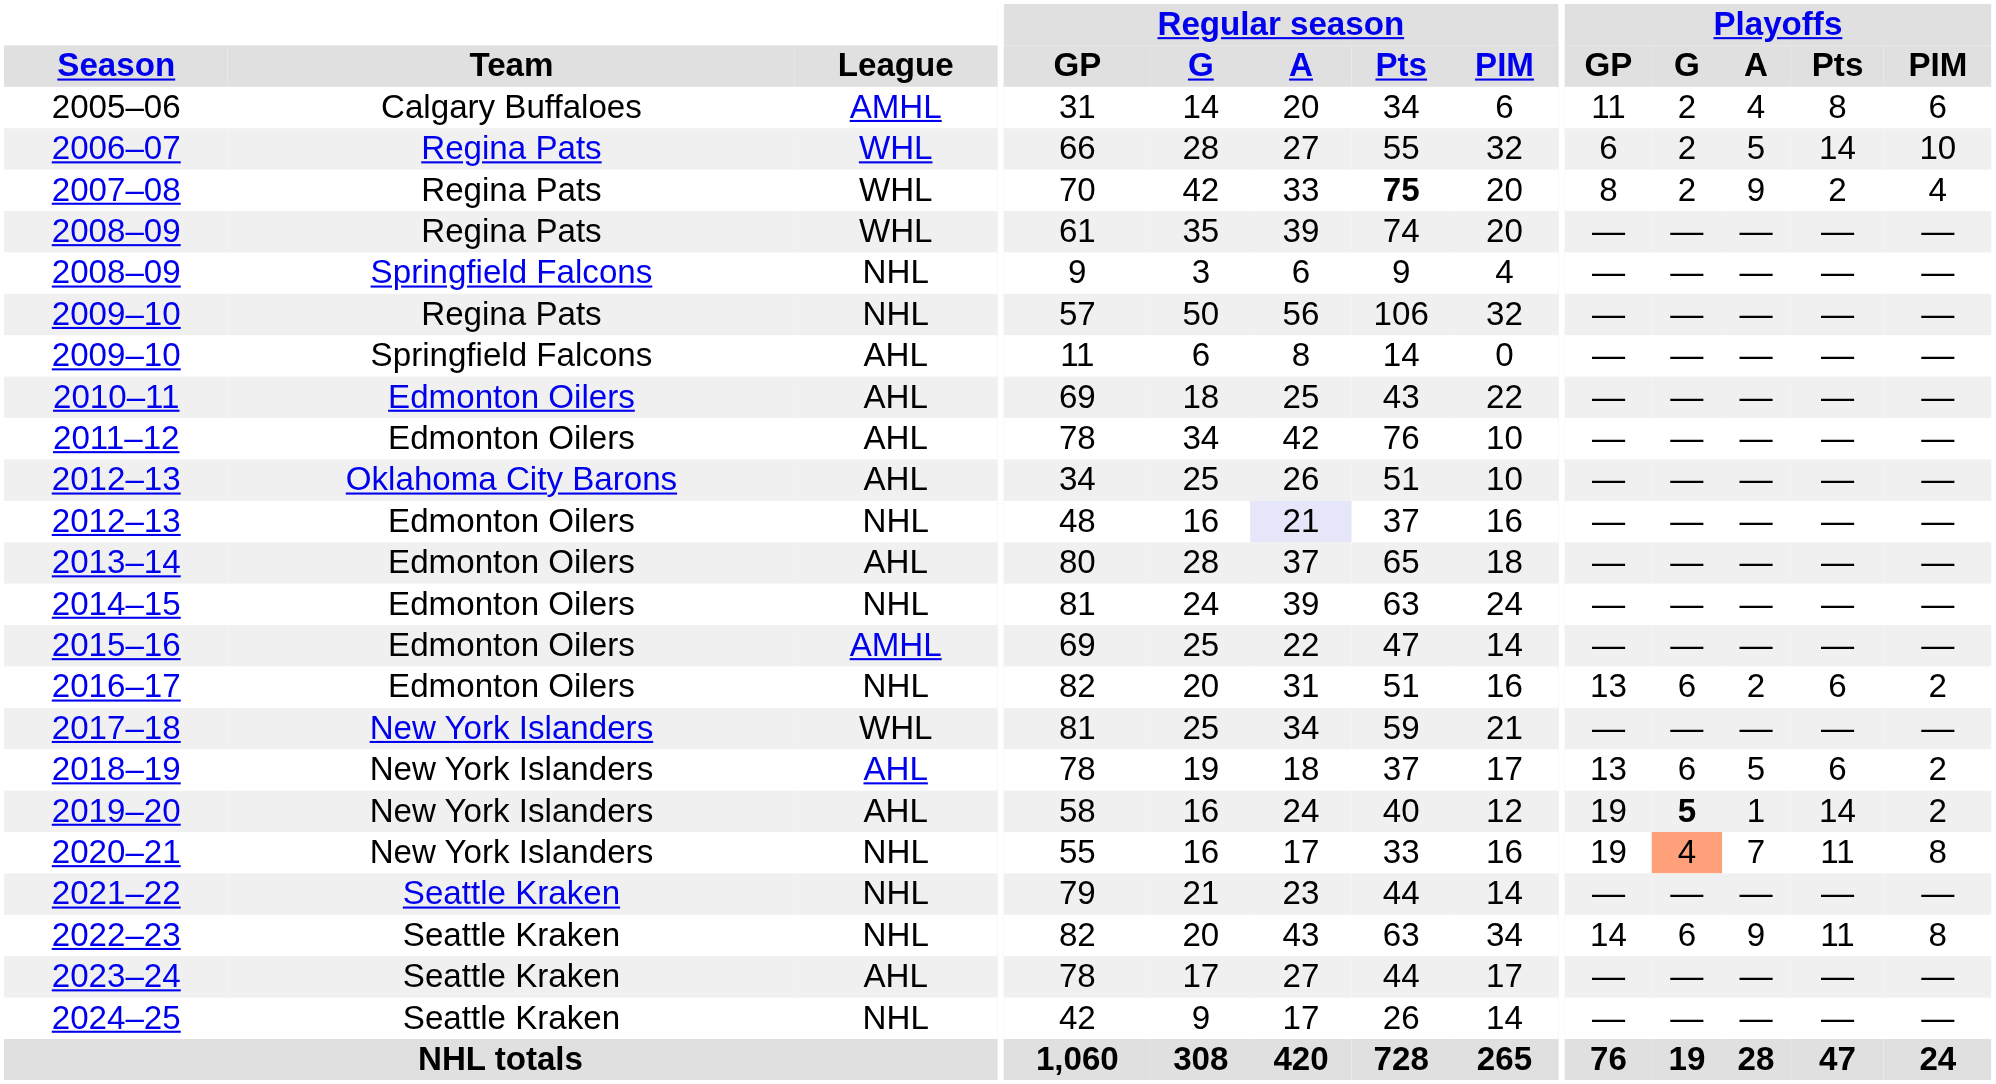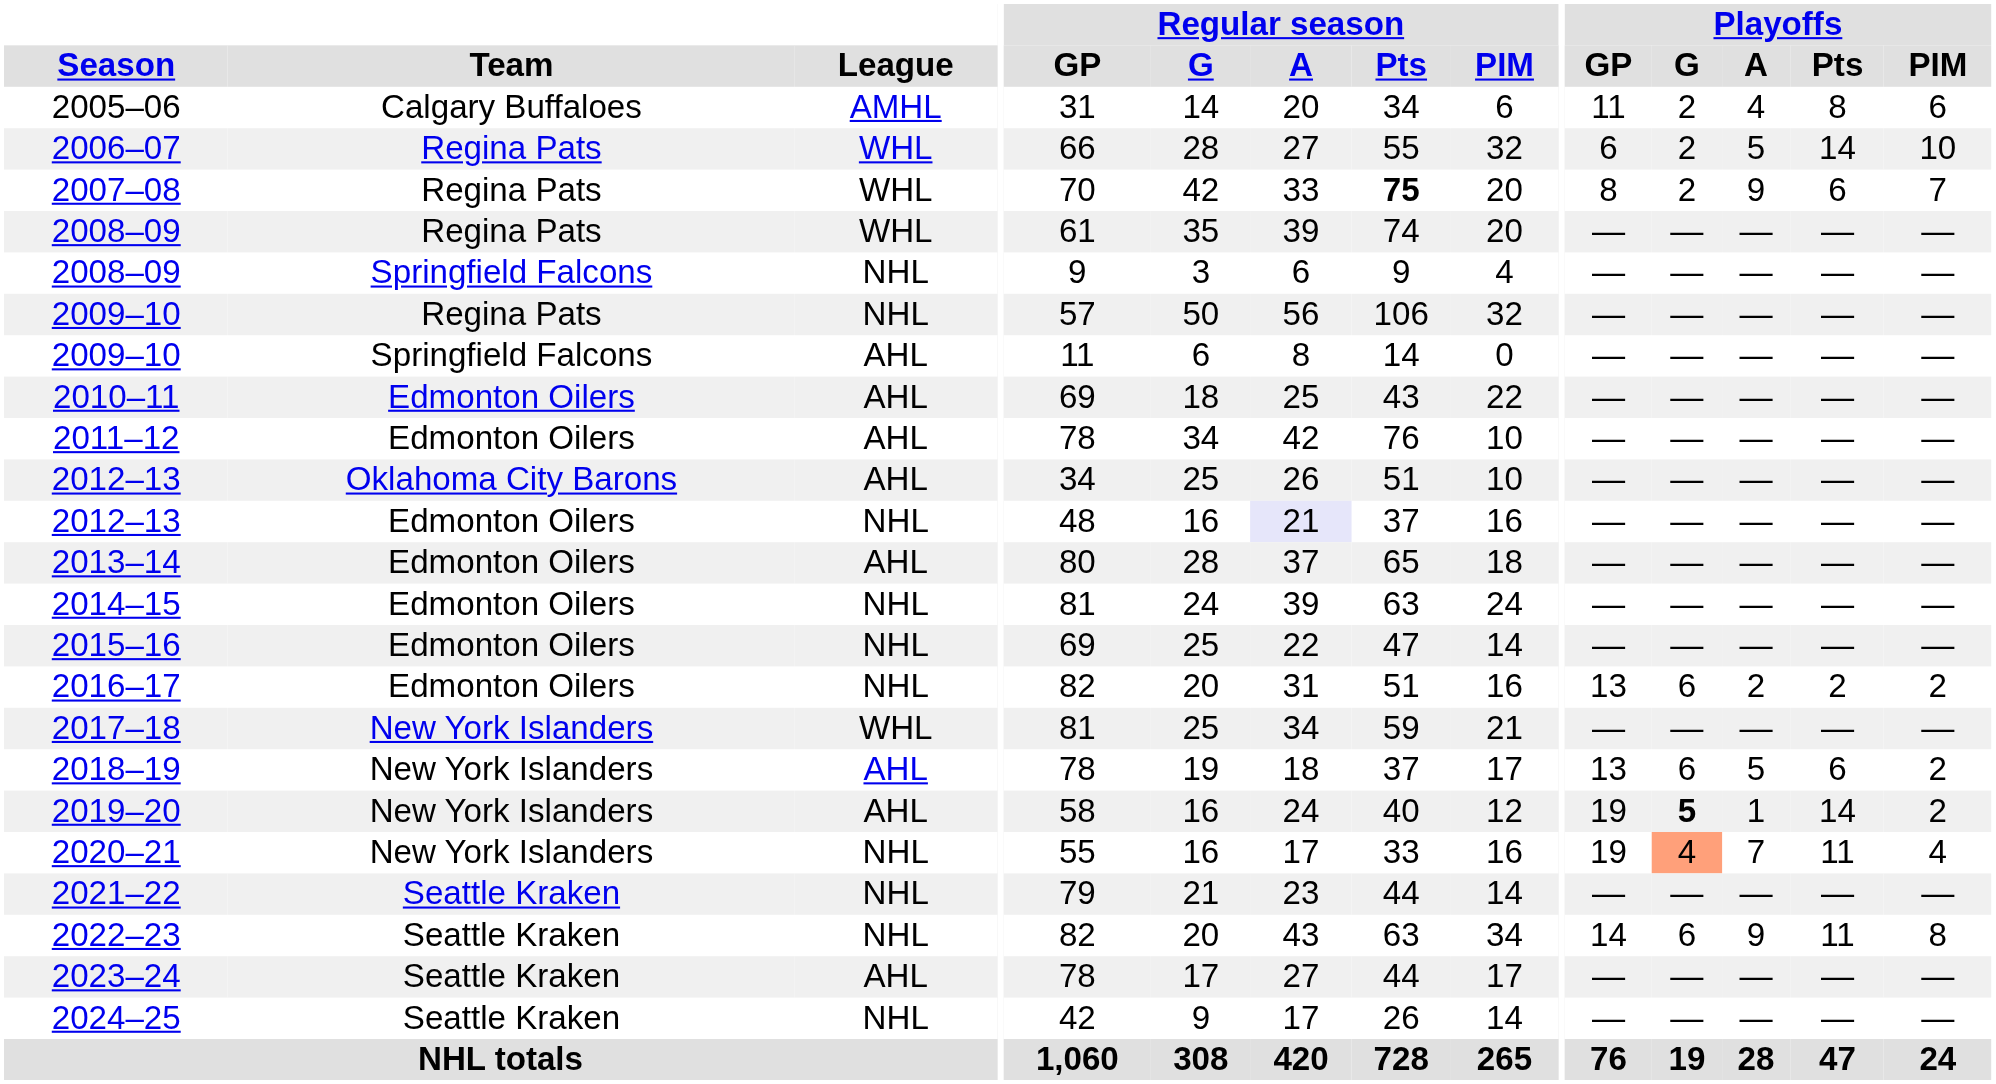(1838, 189) 2 -> (1838, 189) 6
(1938, 189) 4 -> (1938, 189) 7
(896, 645) AMHL -> (896, 645) NHL
(1838, 686) 6 -> (1838, 686) 2
(1938, 852) 8 -> (1938, 852) 4
